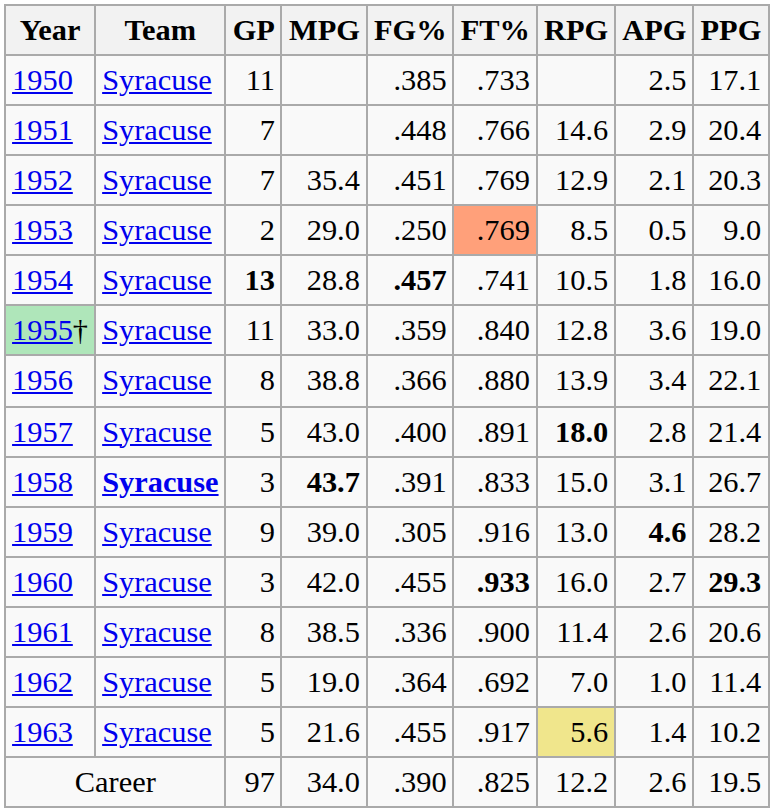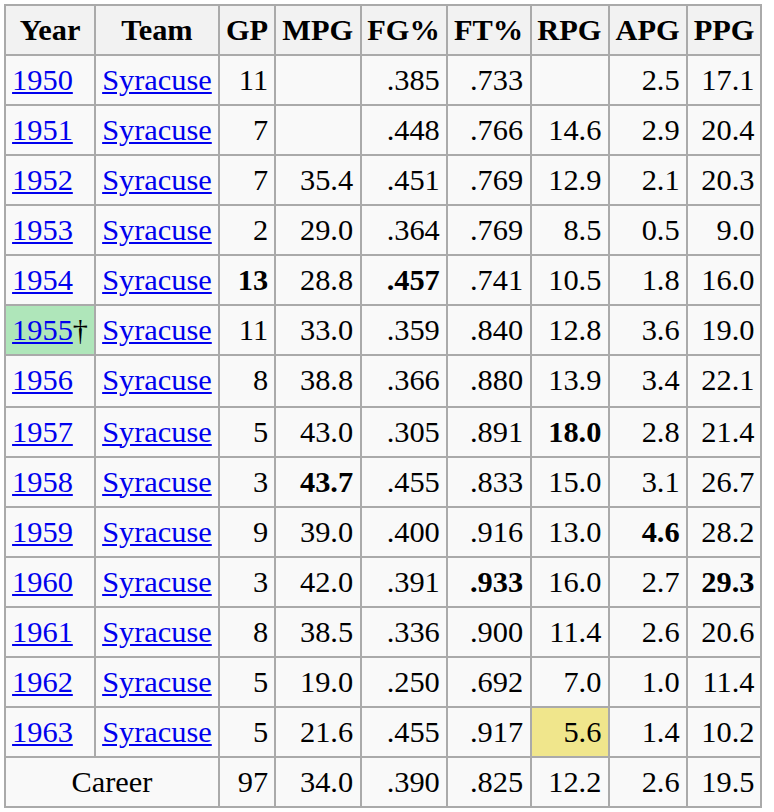(420, 230) .250 -> (413, 230) .364
(503, 230) lightsalmon background -> (497, 230) no background
(420, 430) .400 -> (413, 430) .305
(160, 480) bold -> (157, 480) normal
(420, 480) .391 -> (413, 480) .455
(420, 530) .305 -> (413, 530) .400
(420, 581) .455 -> (413, 581) .391
(420, 681) .364 -> (413, 681) .250
